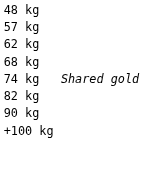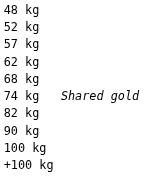+ row: (22, 27)
+ row: (25, 148)
